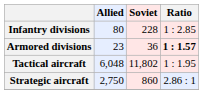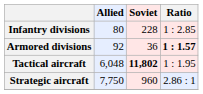(118, 47) 23 -> (118, 47) 92
(143, 64) normal -> (143, 64) bold
(112, 81) 2,750 -> (112, 81) 7,750
(150, 81) 860 -> (150, 81) 960
